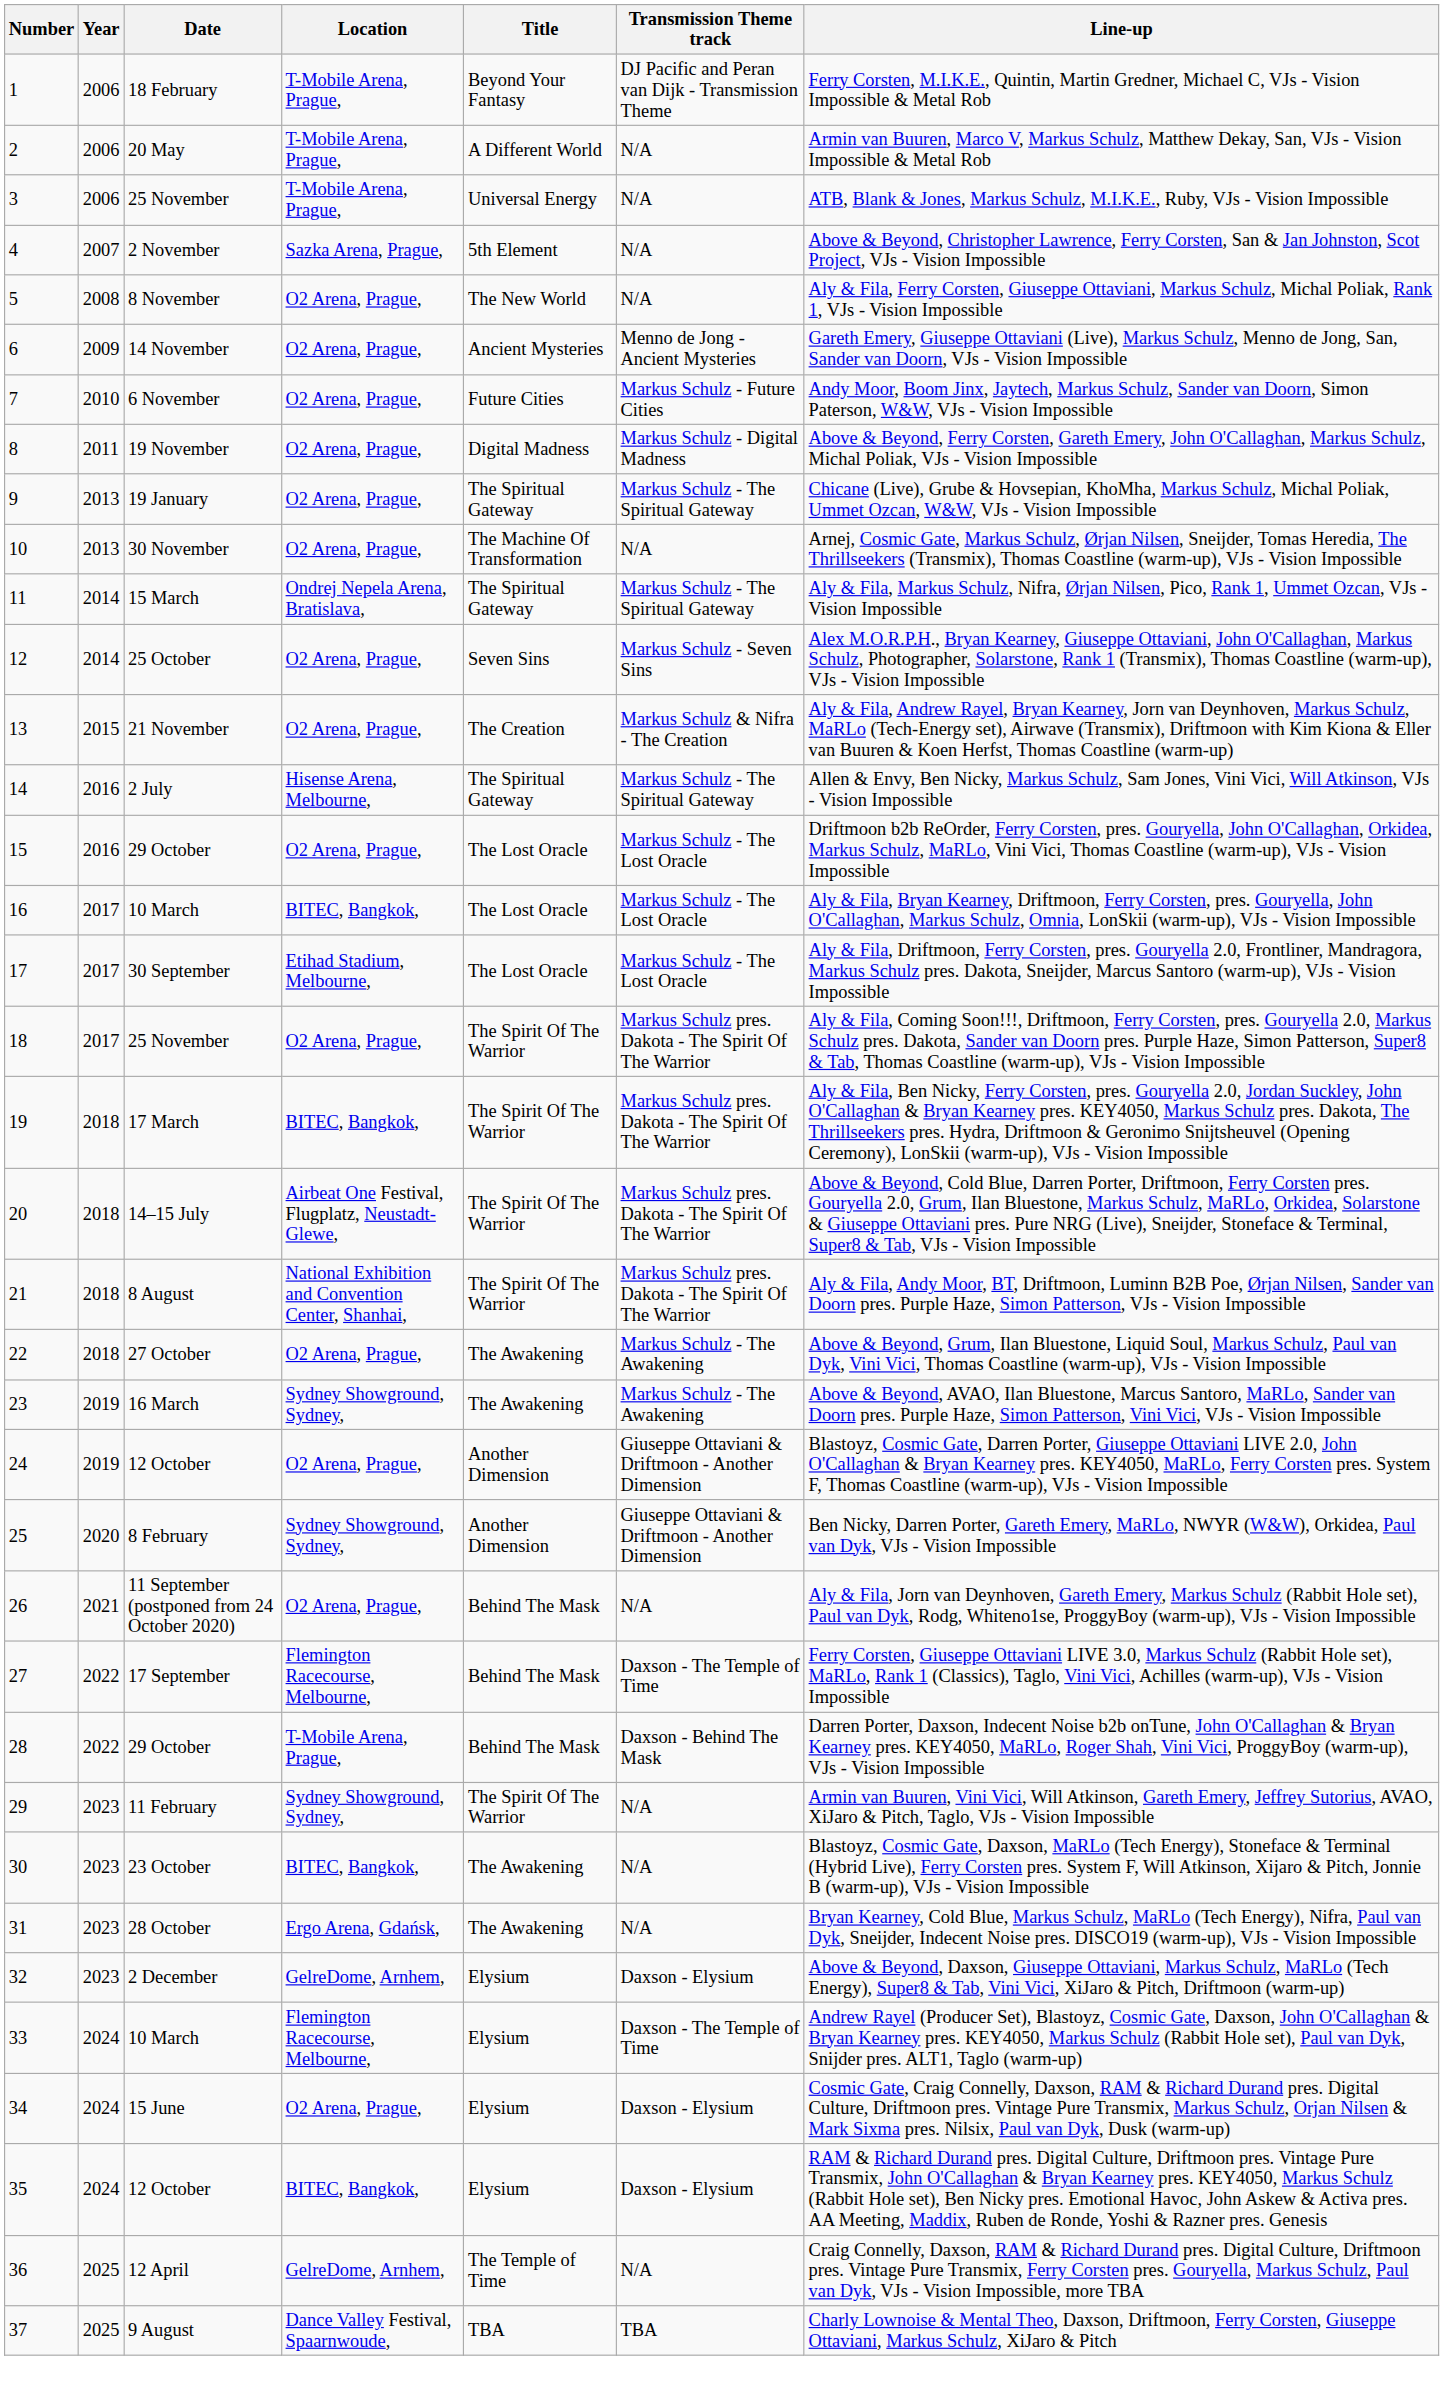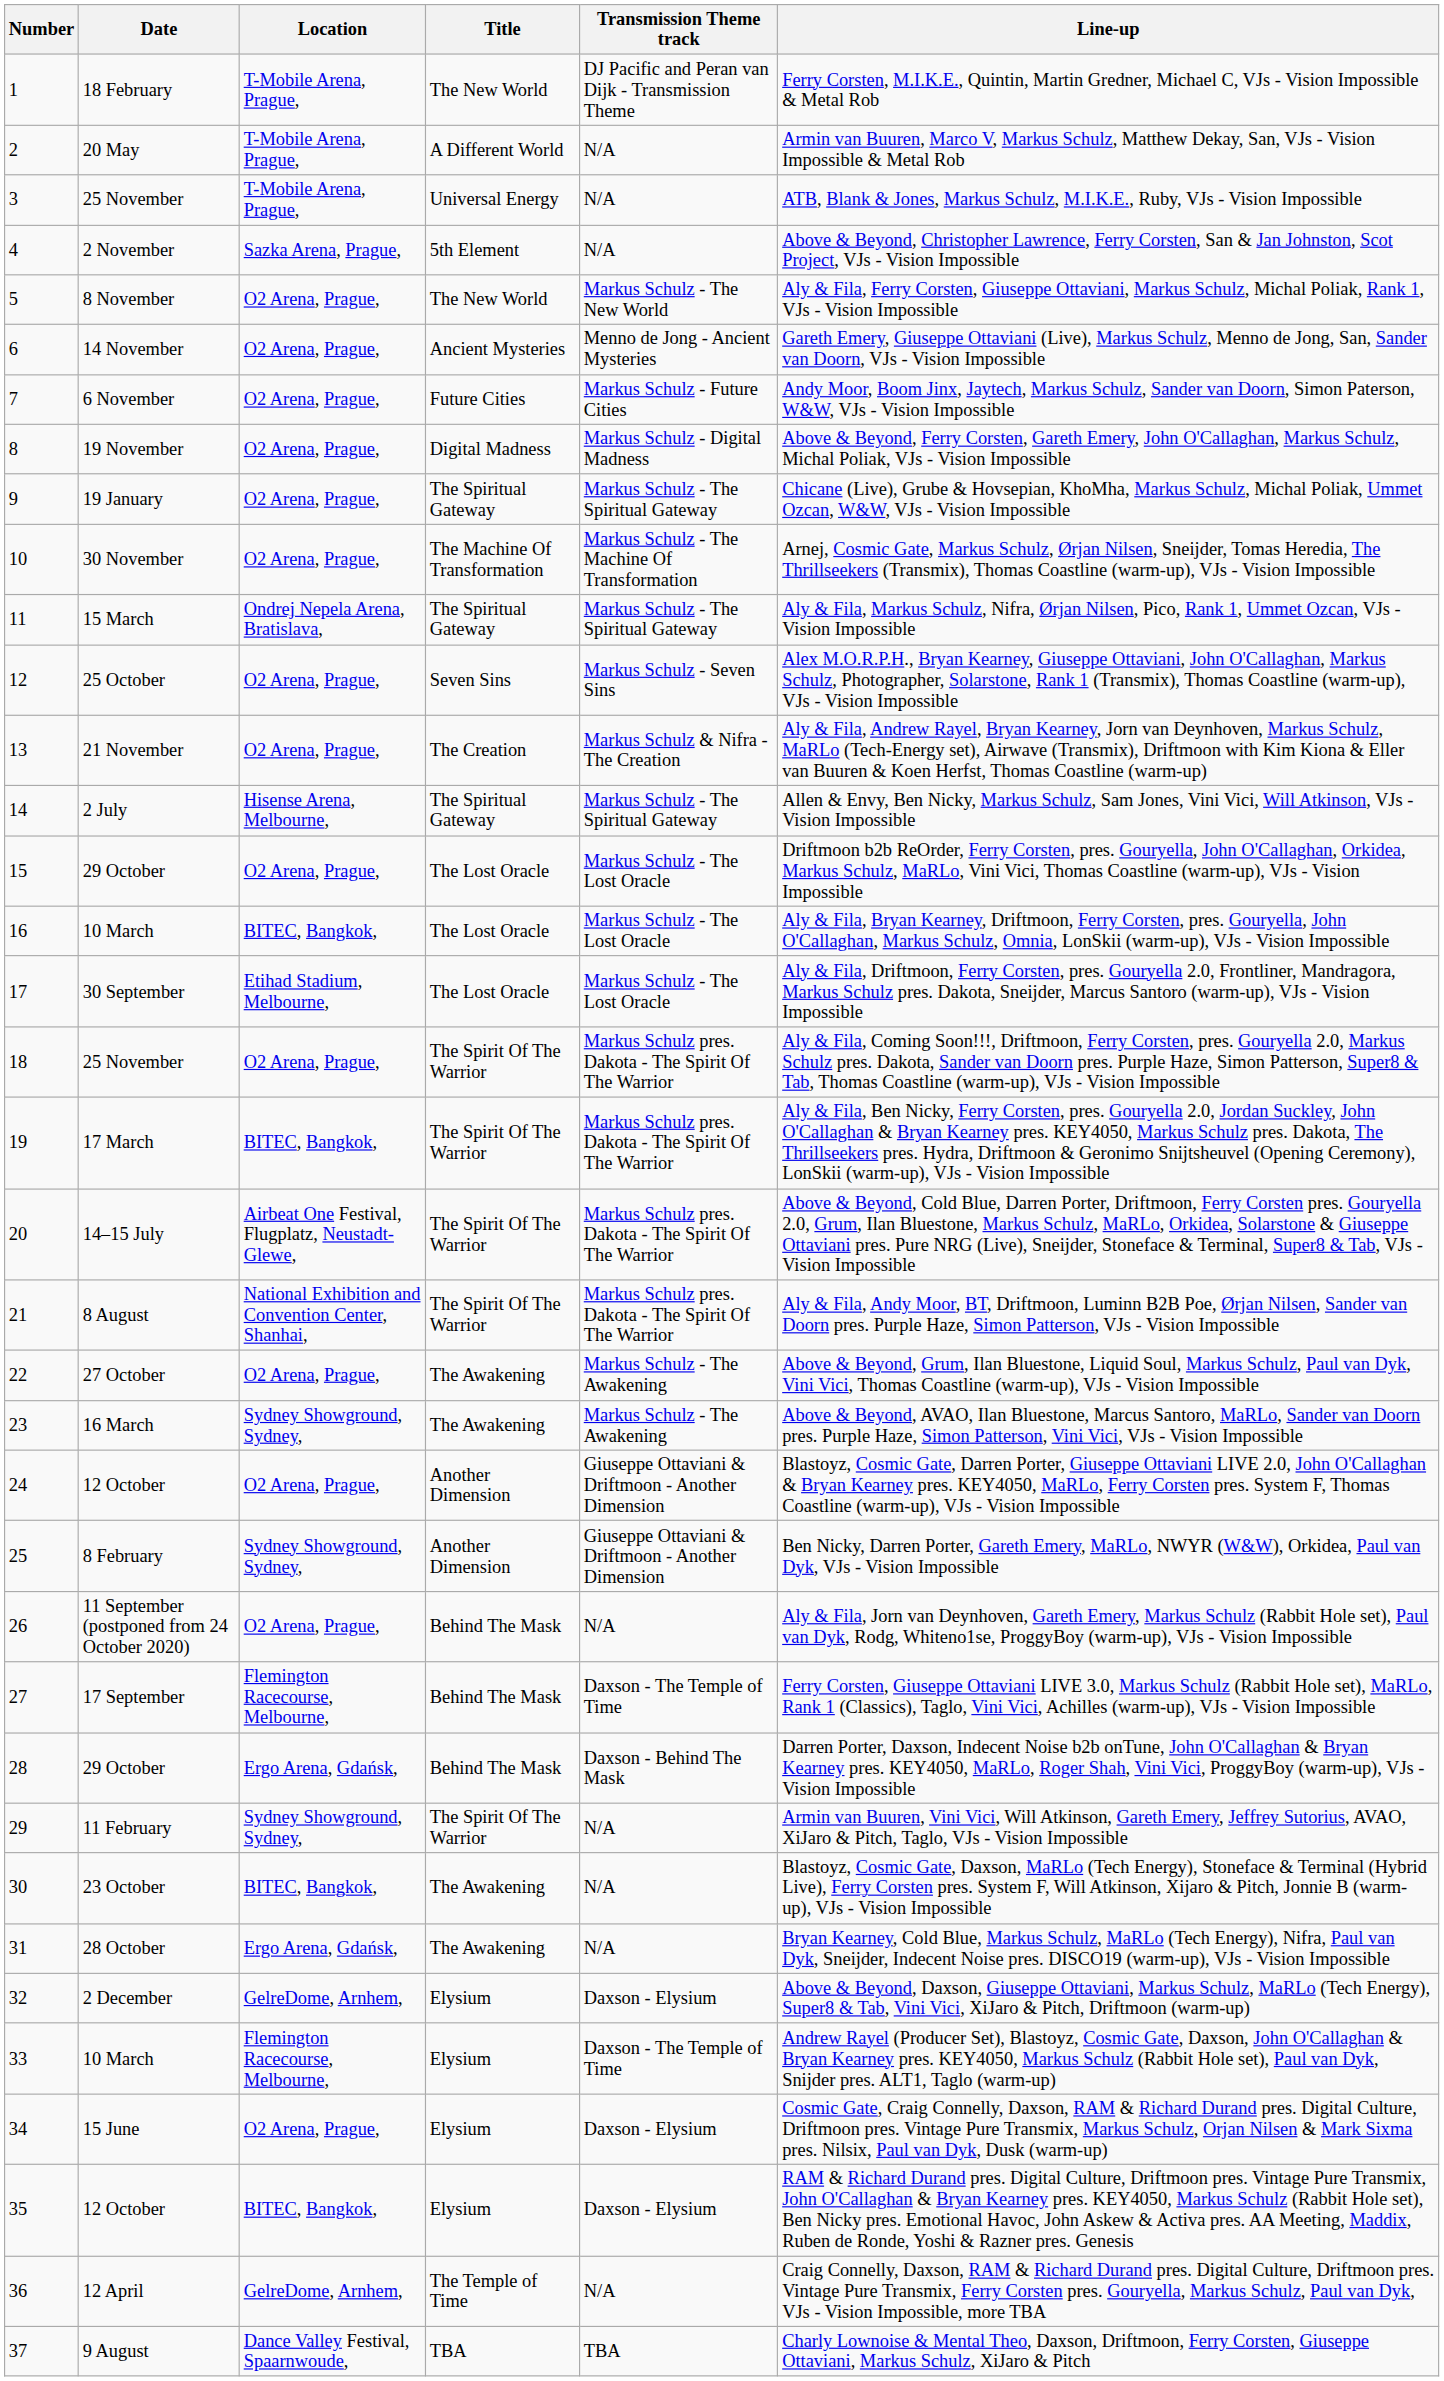- column: (101, 29)
(517, 89) Beyond Your Fantasy -> (489, 89) The New World
(636, 299) N/A -> (661, 299) Markus Schulz - The New World
(636, 548) N/A -> (661, 559) Markus Schulz - The Machine Of Transformation
(347, 1746) T-Mobile Arena, Prague, -> (321, 1767) Ergo Arena, Gdańsk,
